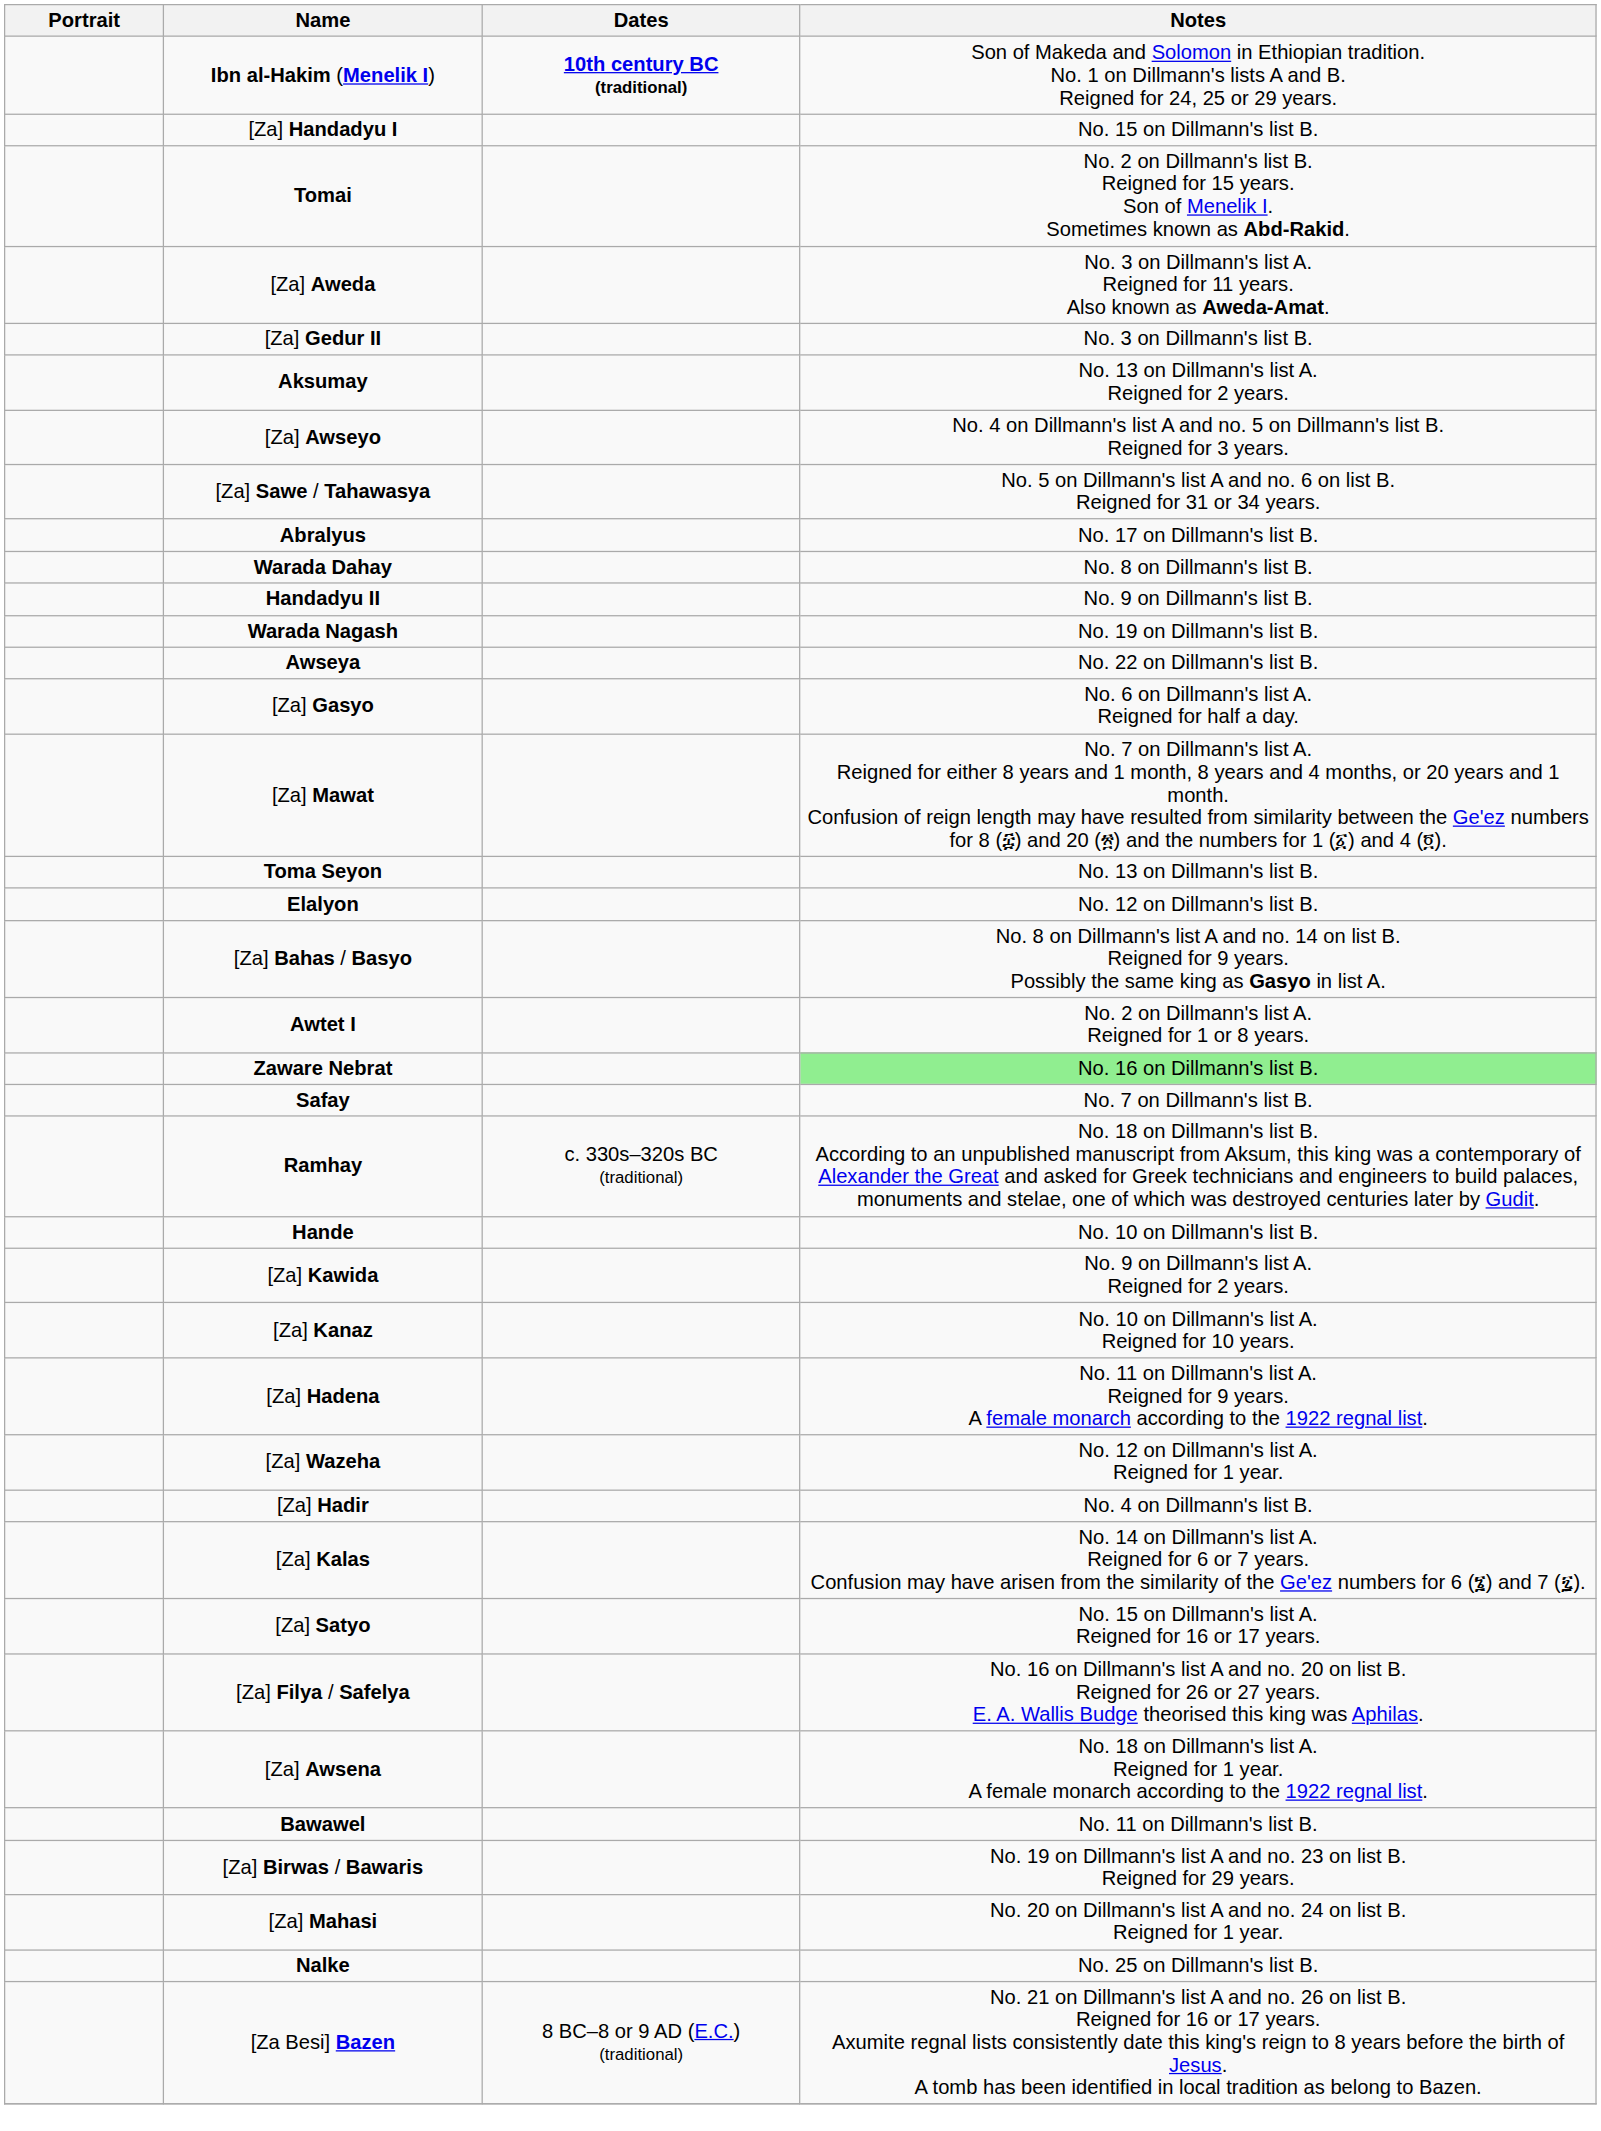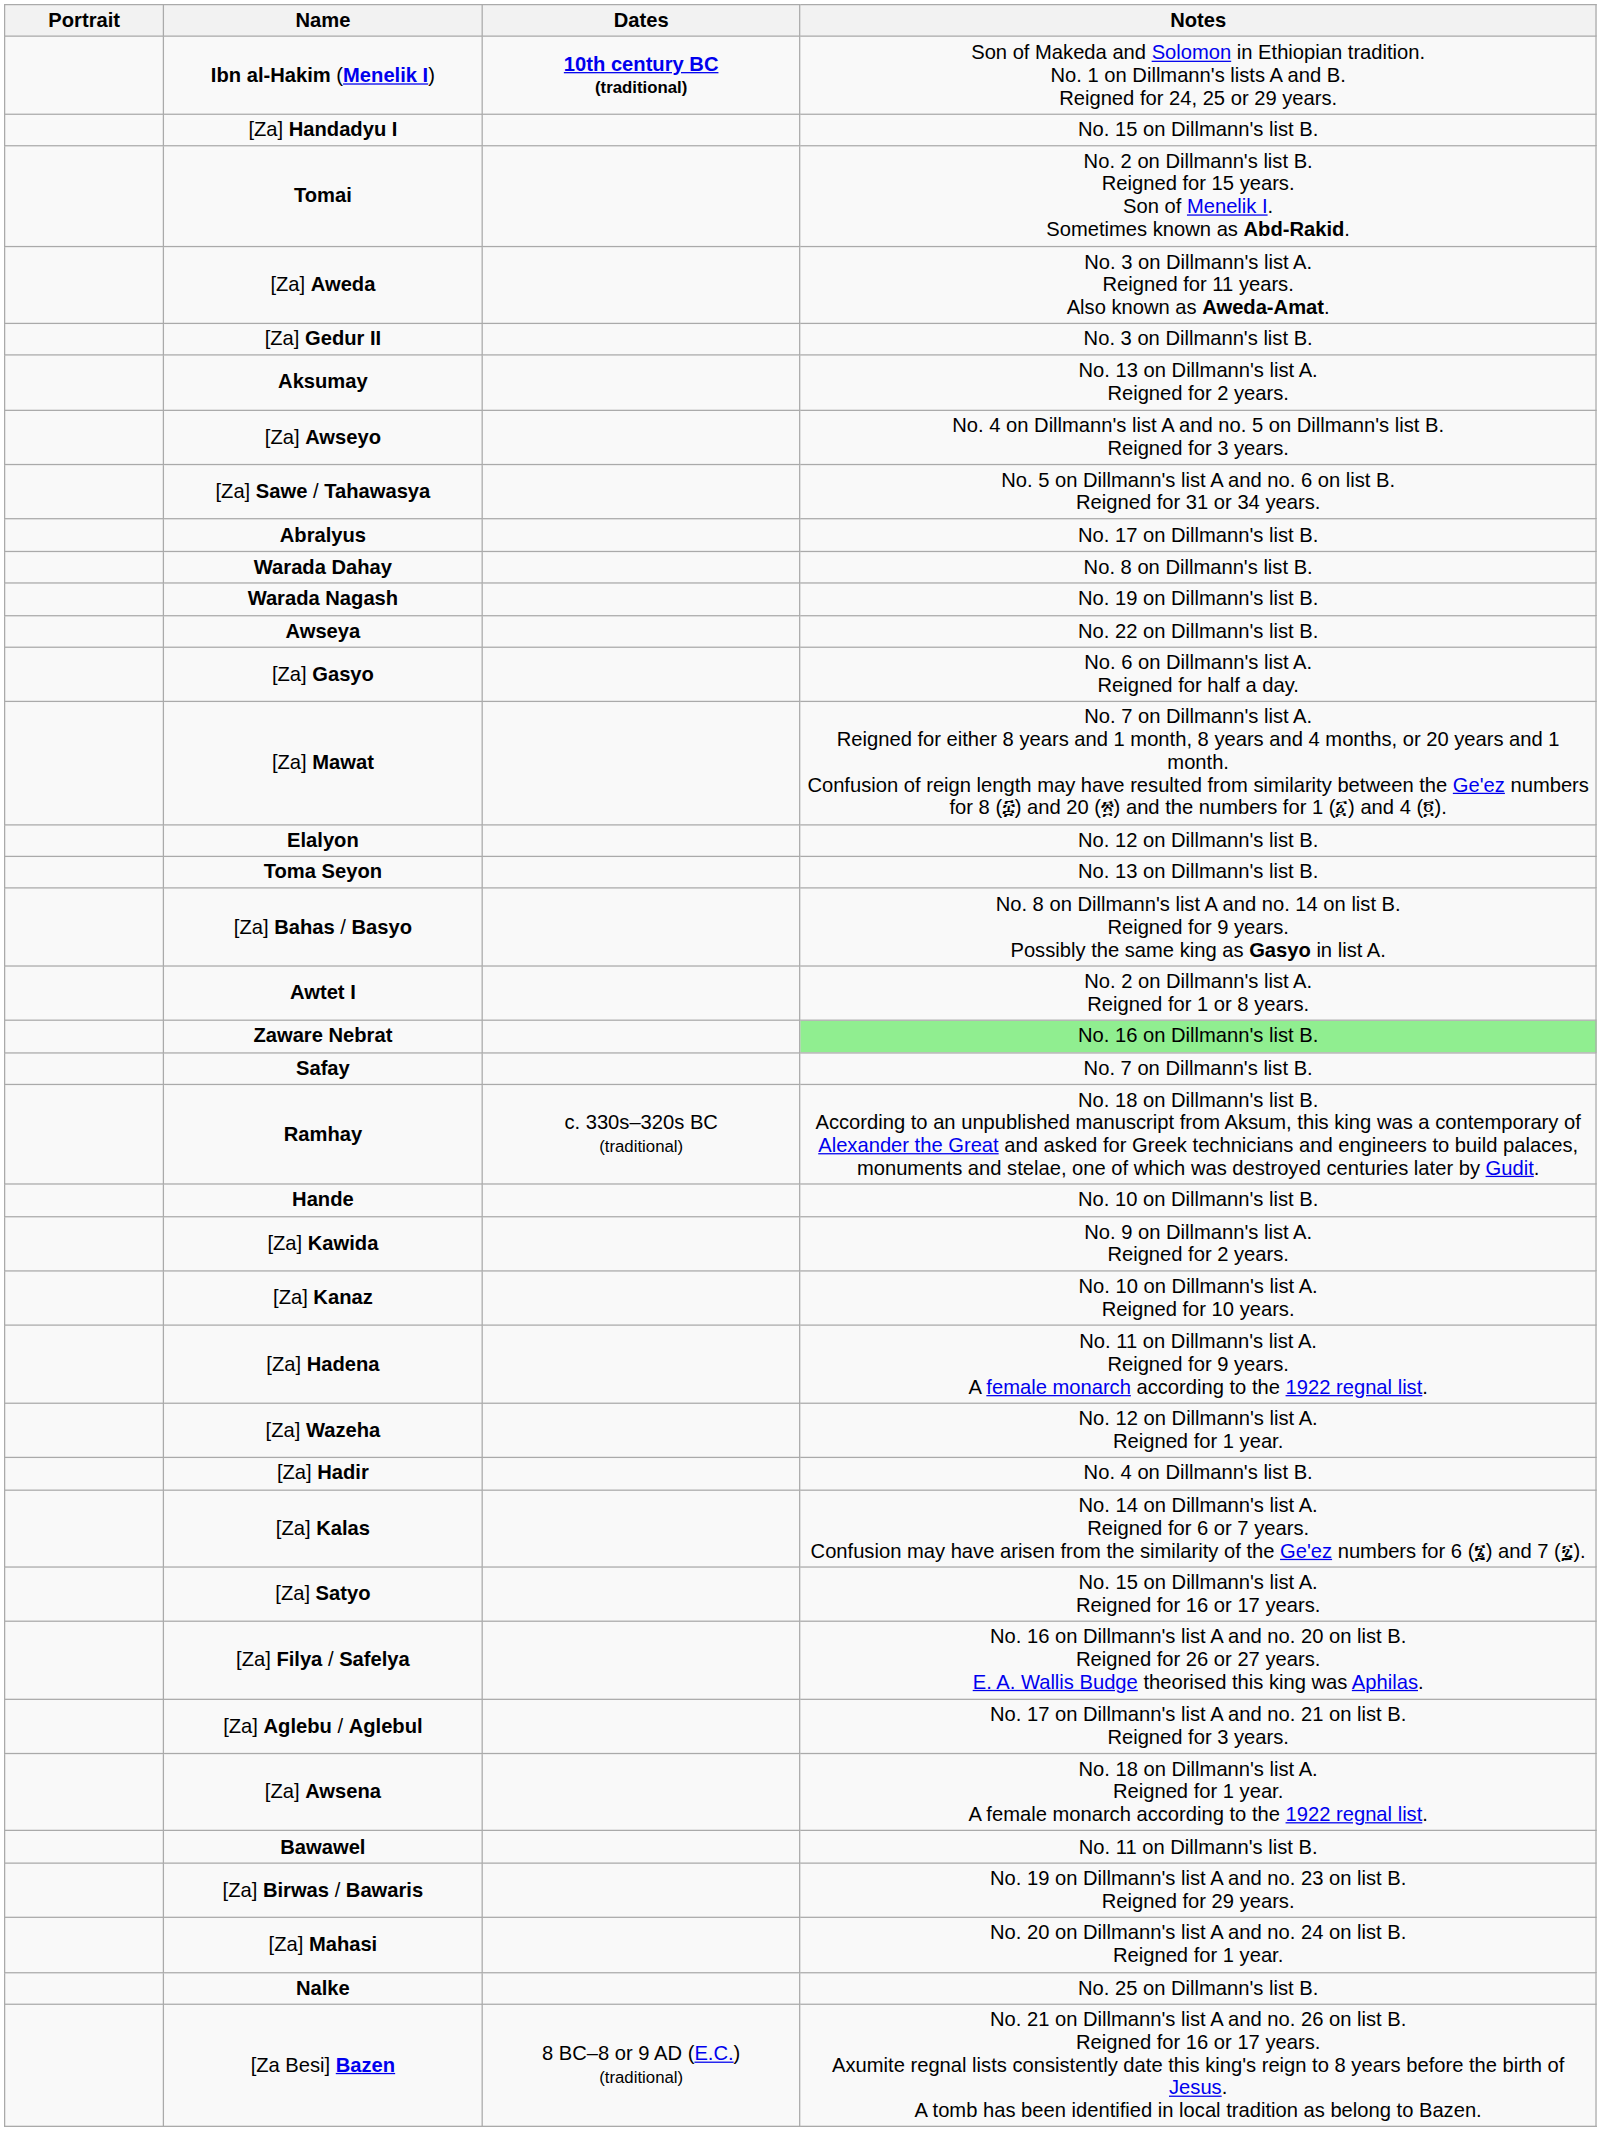- row: (323, 598)
rows swapped: (323, 904) <-> (323, 872)
+ row: (323, 1726)
